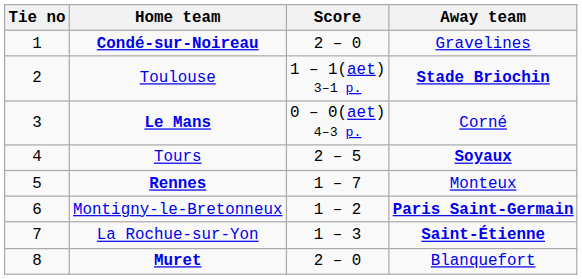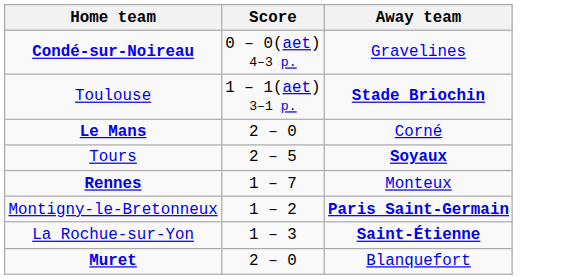- column: (37, 18)
(338, 43) 2 – 0 -> (273, 52) 0 – 0(aet) 4–3 p.
(338, 122) 0 – 0(aet) 4–3 p. -> (273, 132) 2 – 0
